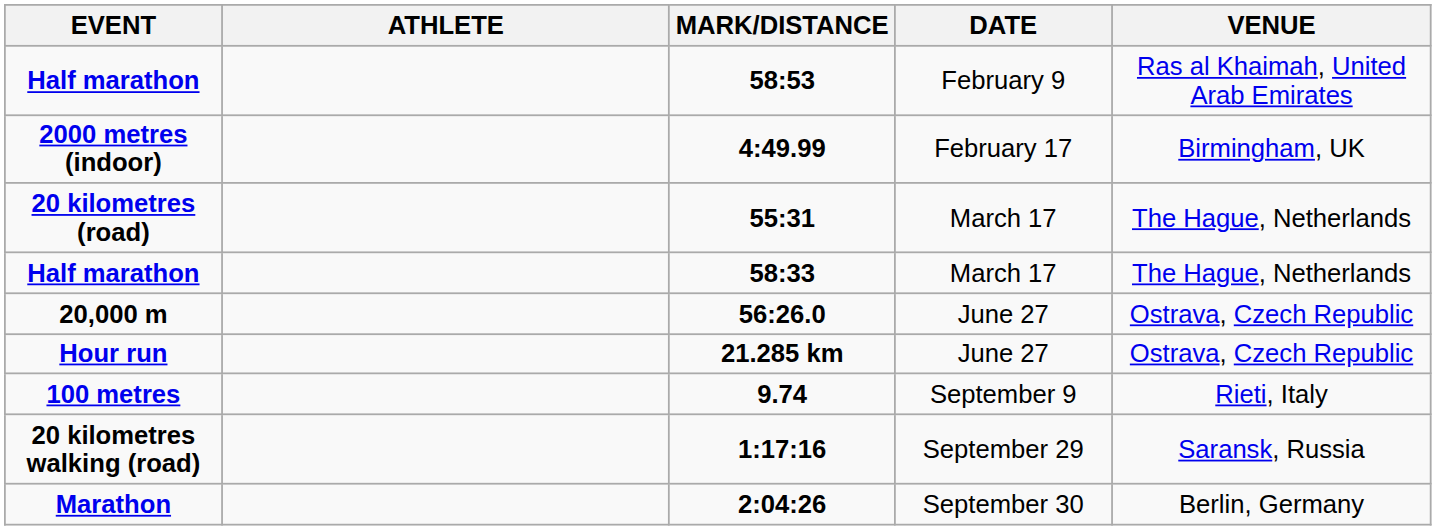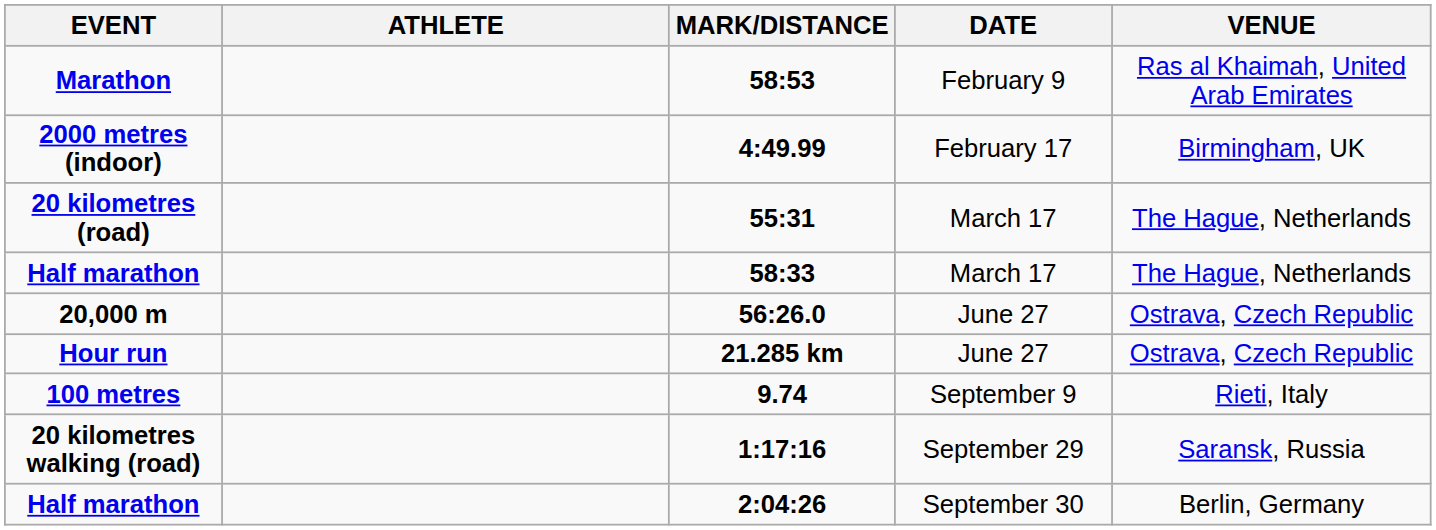(113, 80) Half marathon -> (113, 80) Marathon
(113, 504) Marathon -> (113, 504) Half marathon
